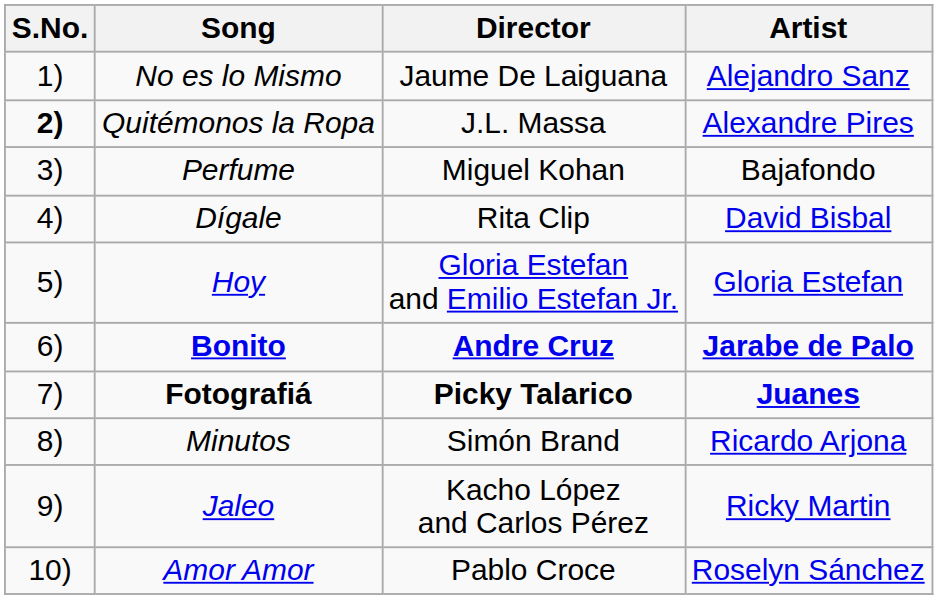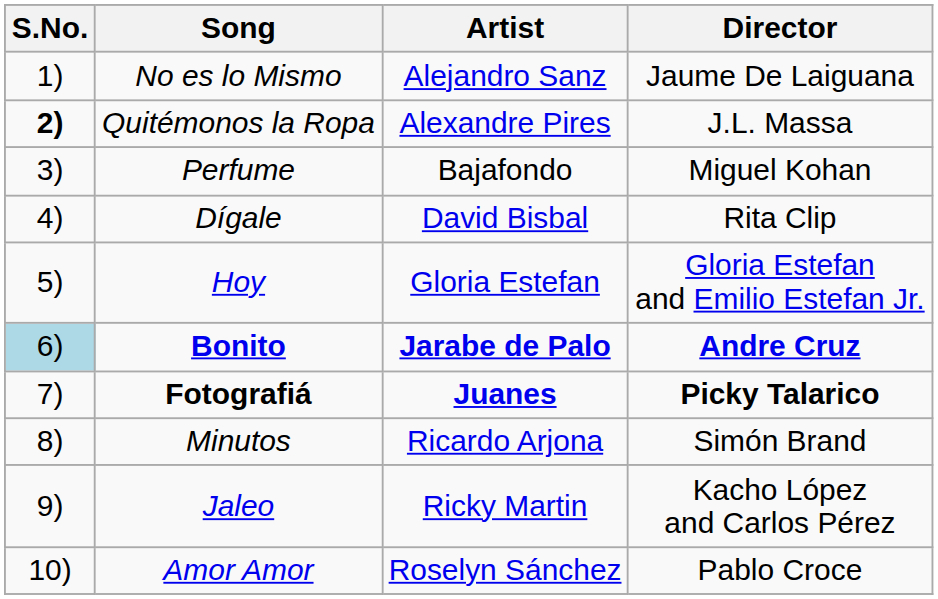columns swapped: (808, 28) <-> (533, 28)
(50, 346) no background -> (50, 346) lightblue background
